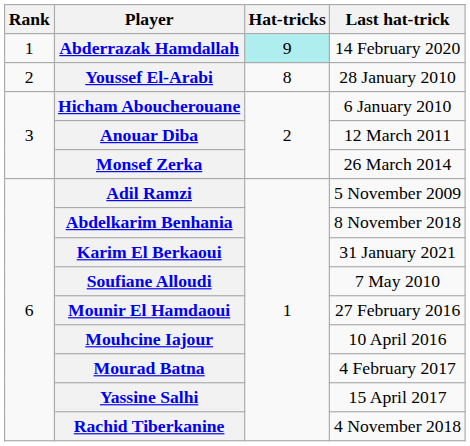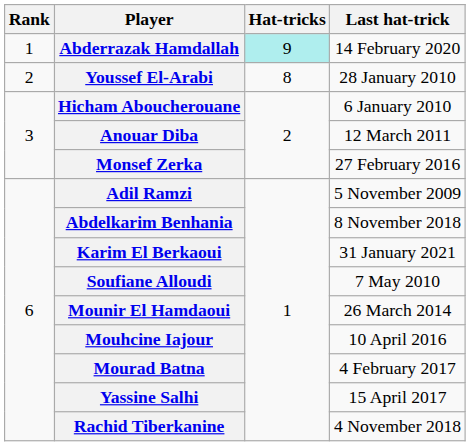(398, 164) 26 March 2014 -> (398, 164) 27 February 2016
(398, 309) 27 February 2016 -> (398, 309) 26 March 2014
